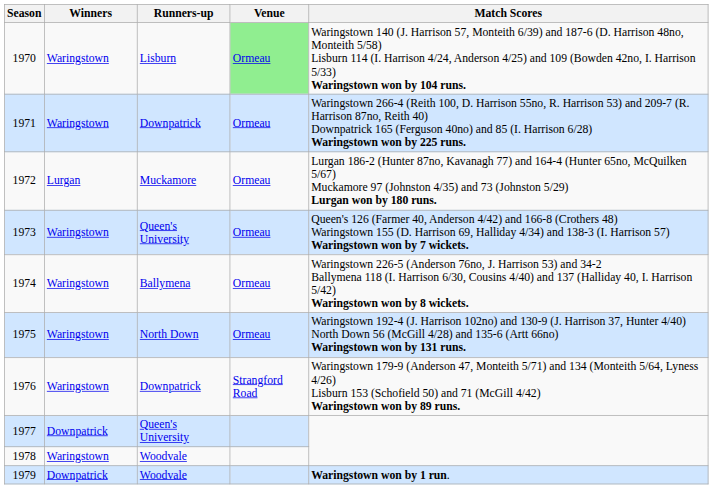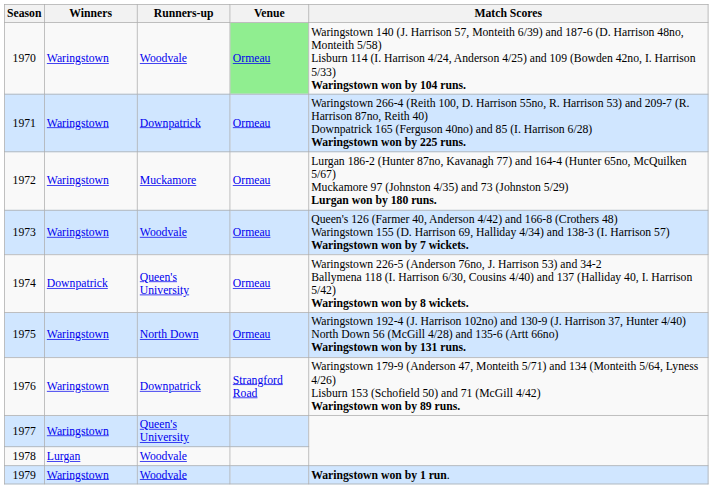(158, 58) Lisburn -> (163, 58) Woodvale
(64, 181) Lurgan -> (78, 181) Waringstown
(164, 232) Queen's University -> (163, 232) Woodvale
(78, 283) Waringstown -> (77, 283) Downpatrick
(165, 283) Ballymena -> (164, 283) Queen's University
(77, 431) Downpatrick -> (78, 431) Waringstown
(78, 456) Waringstown -> (64, 456) Lurgan
(77, 474) Downpatrick -> (78, 474) Waringstown
